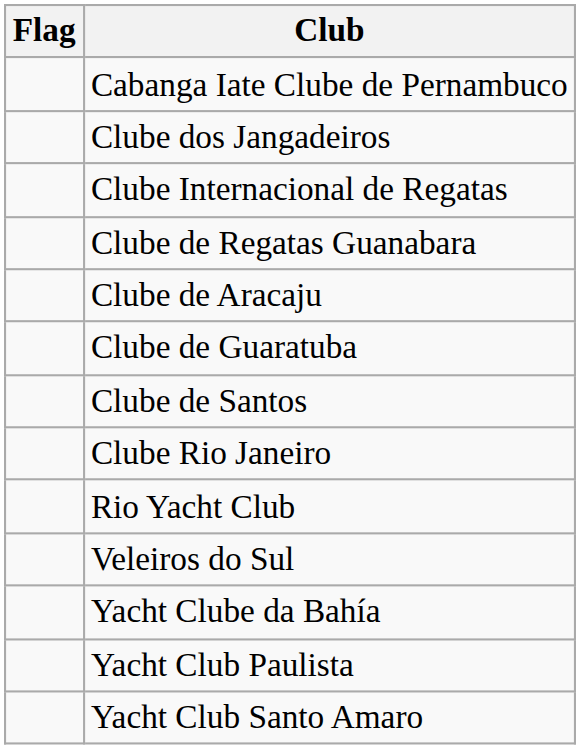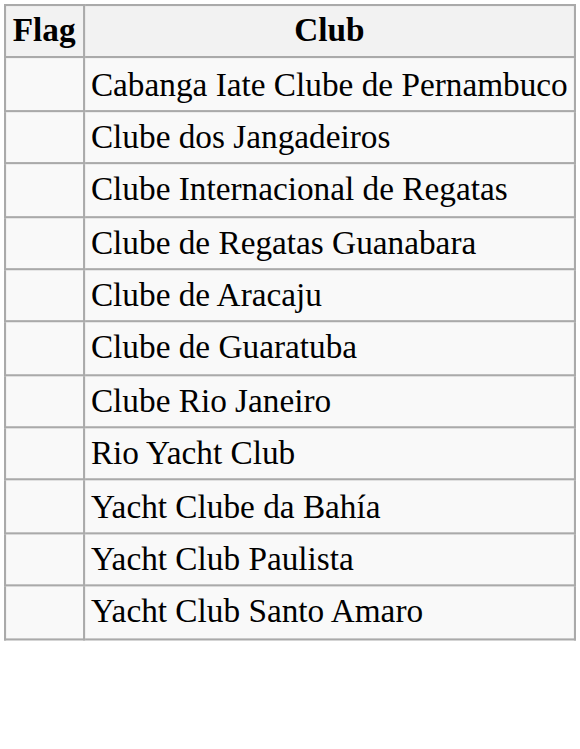- row: (199, 400)
- row: (193, 558)
